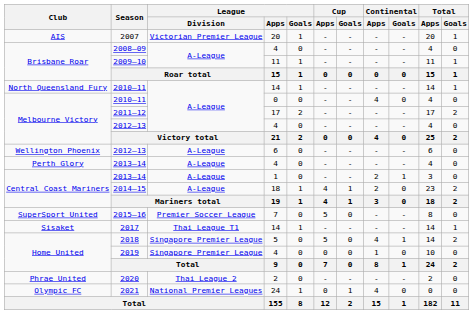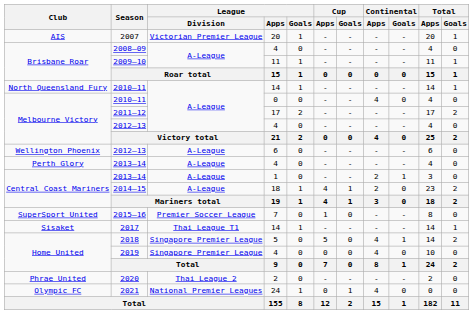(325, 214) 5 -> (325, 214) 1
(376, 252) 1 -> (376, 252) 4
